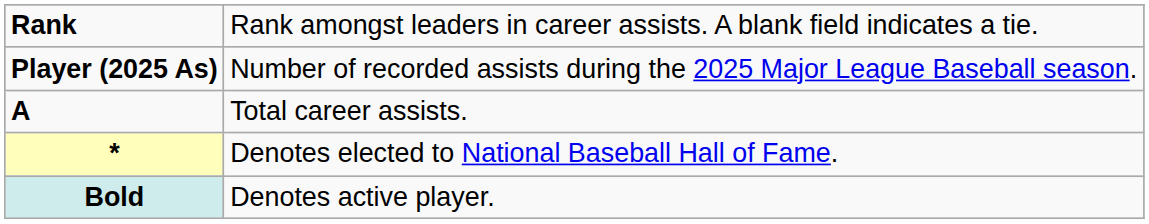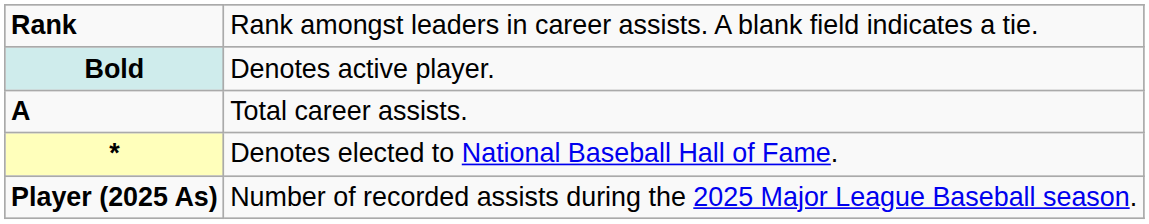rows swapped: (114, 68) <-> (114, 196)
